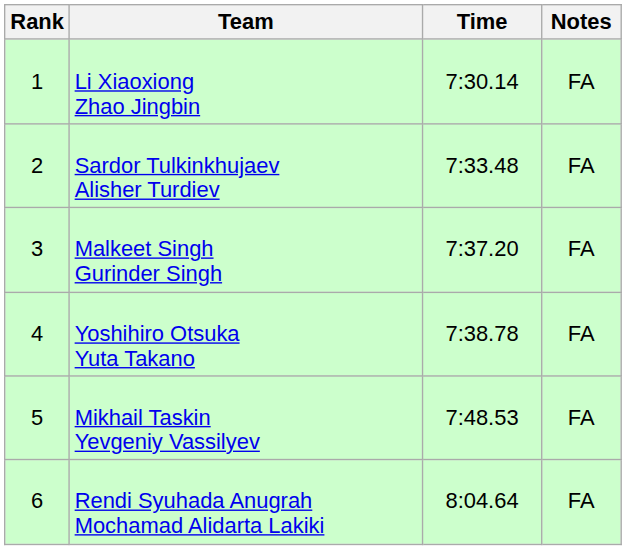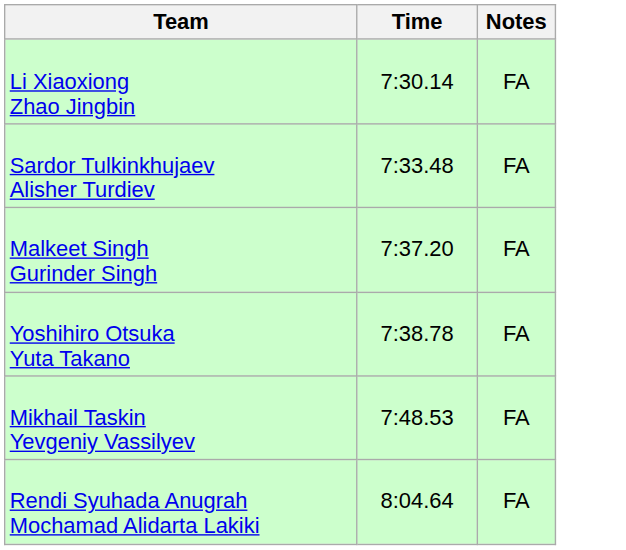- column: (37, 21)
